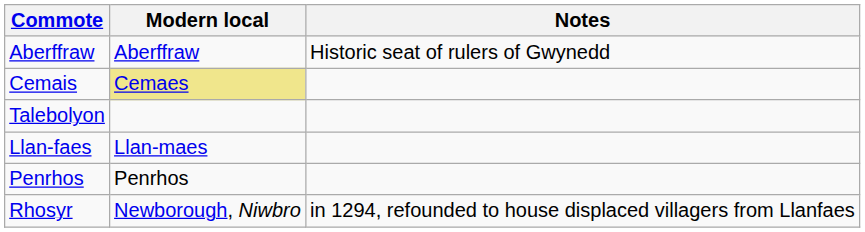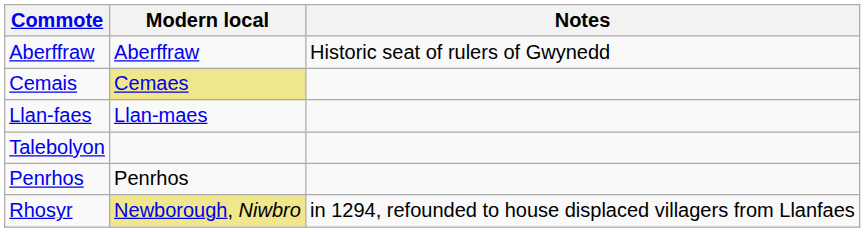rows swapped: (57, 115) <-> (50, 147)
(207, 210) no background -> (207, 210) khaki background
